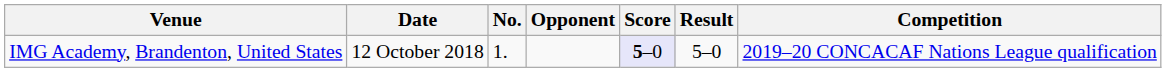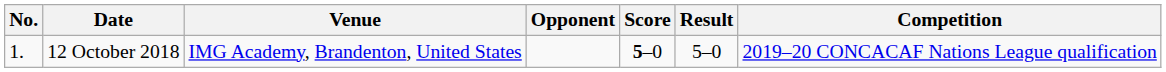columns swapped: (507, 20) <-> (176, 20)
(647, 51) lavender background -> (647, 51) no background
